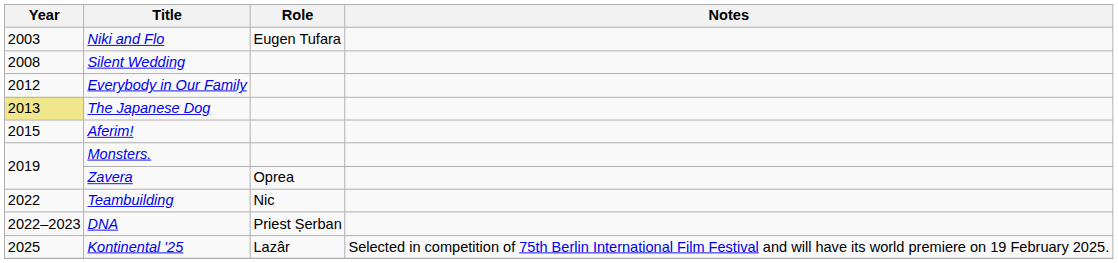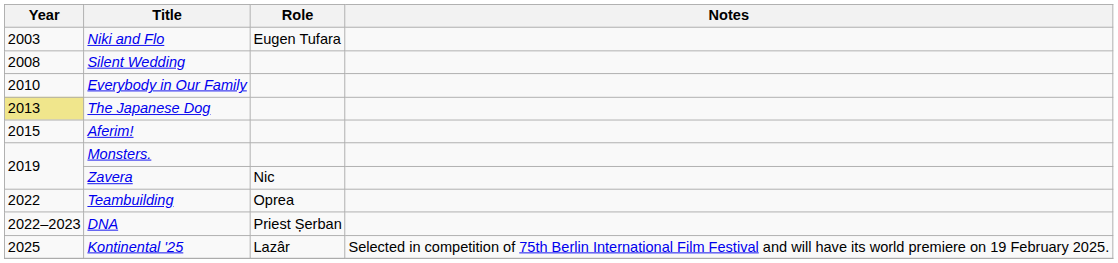(24, 85) 2012 -> (24, 85) 2010
(274, 177) Oprea -> (264, 177) Nic
(264, 200) Nic -> (274, 200) Oprea
